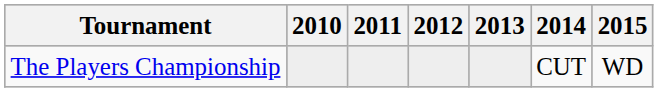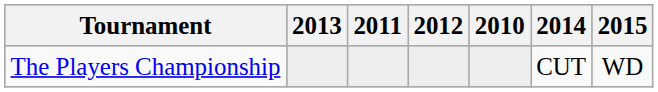columns swapped: (317, 25) <-> (500, 25)
